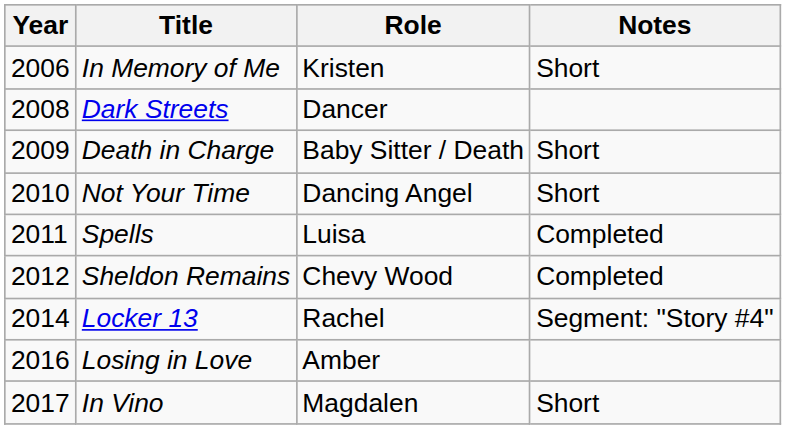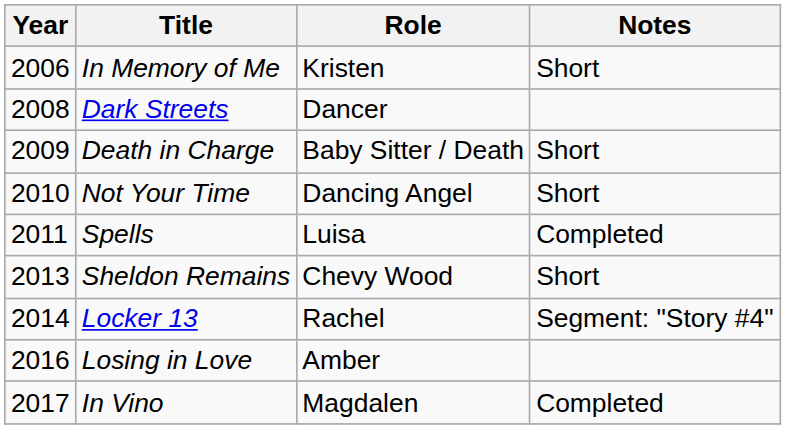(40, 276) 2012 -> (40, 276) 2013
(600, 276) Completed -> (568, 276) Short
(568, 402) Short -> (600, 402) Completed
